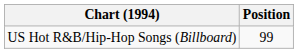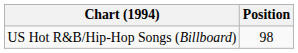(267, 37) 99 -> (267, 37) 98
